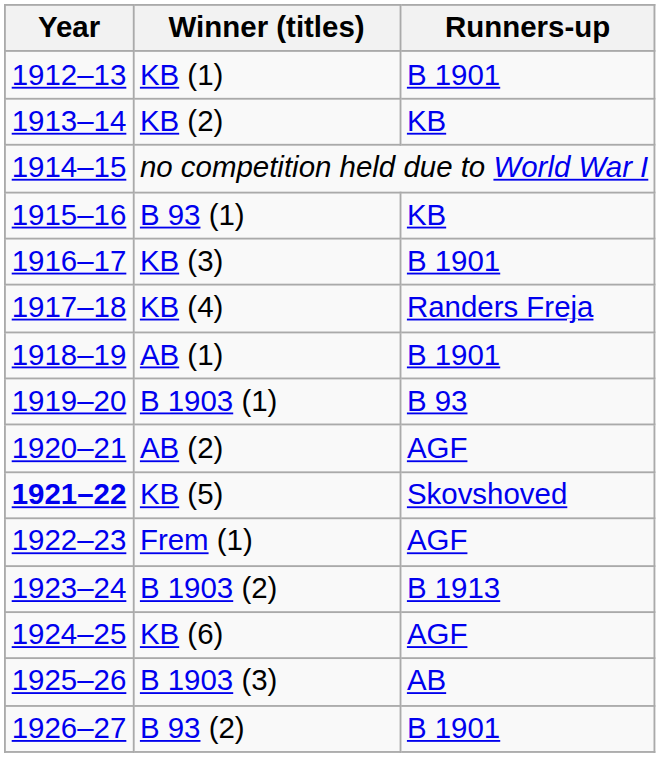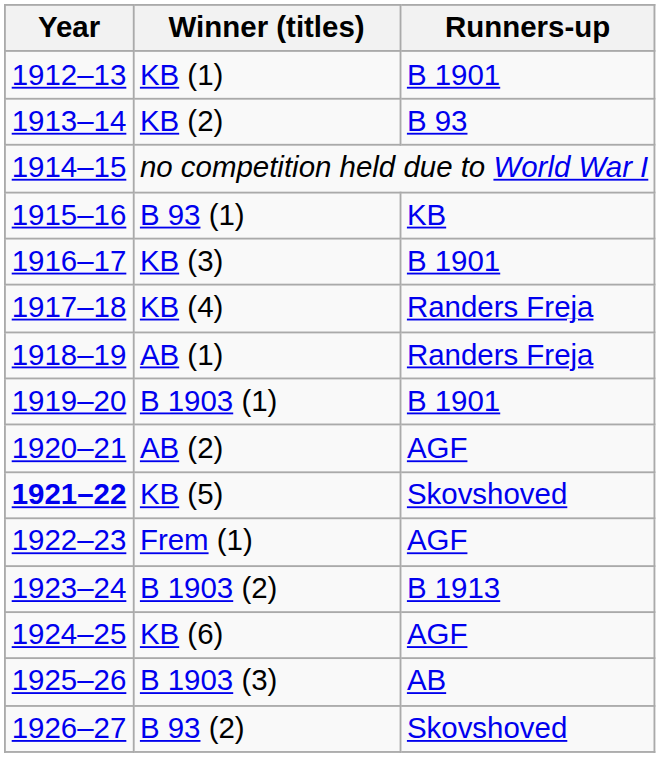(427, 121) KB -> (437, 121) B 93
(454, 354) B 1901 -> (500, 354) Randers Freja
(437, 401) B 93 -> (454, 401) B 1901
(454, 728) B 1901 -> (487, 728) Skovshoved
